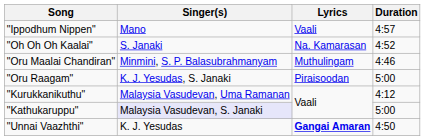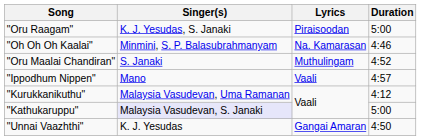rows swapped: (51, 29) <-> (40, 78)
(141, 45) S. Janaki -> (198, 45) Minmini, S. P. Balasubrahmanyam
(385, 45) 4:52 -> (381, 45) 4:46
(198, 62) Minmini, S. P. Balasubrahmanyam -> (141, 62) S. Janaki
(385, 62) 4:46 -> (381, 62) 4:52
(332, 127) bold -> (330, 127) normal
